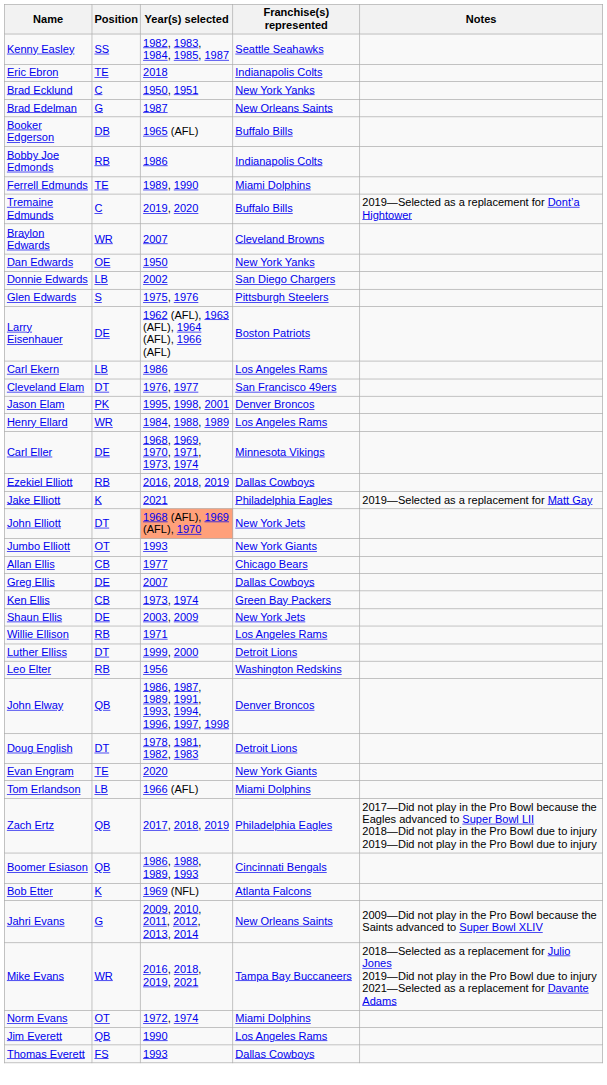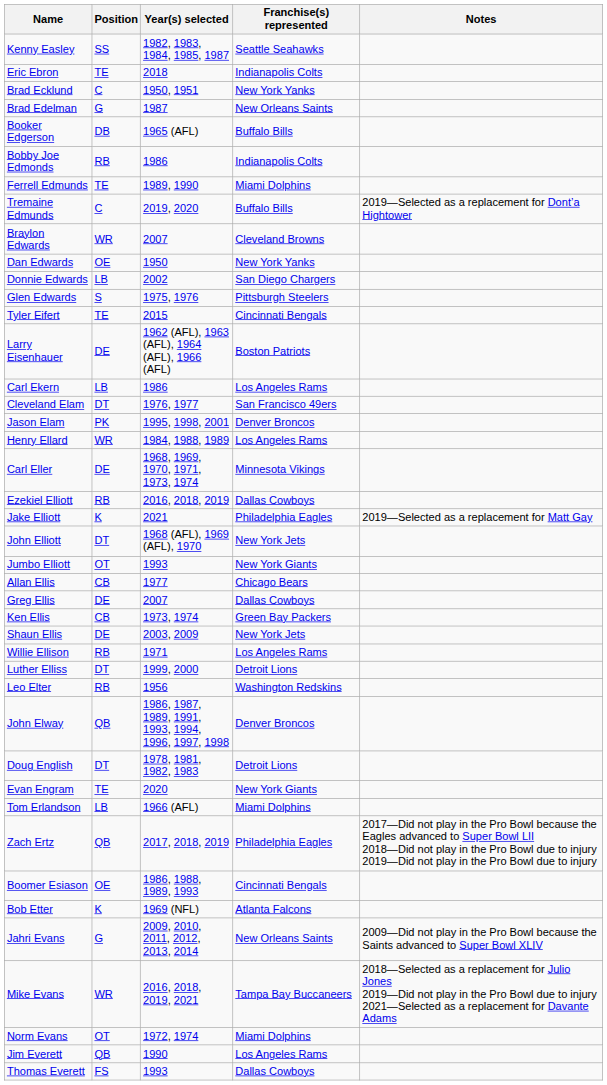+ row: (33, 315)
(186, 523) lightsalmon background -> (186, 541) no background
(102, 868) QB -> (102, 885) OE
